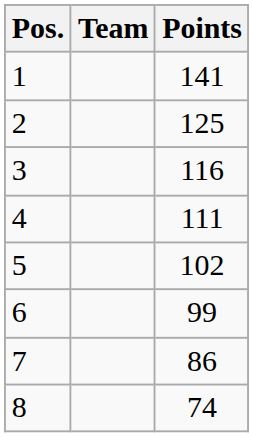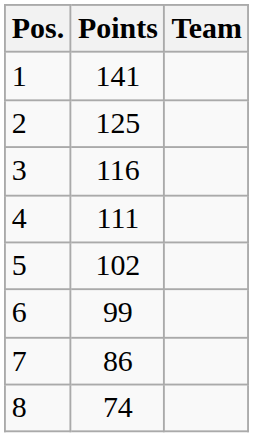columns swapped: (113, 28) <-> (202, 28)
